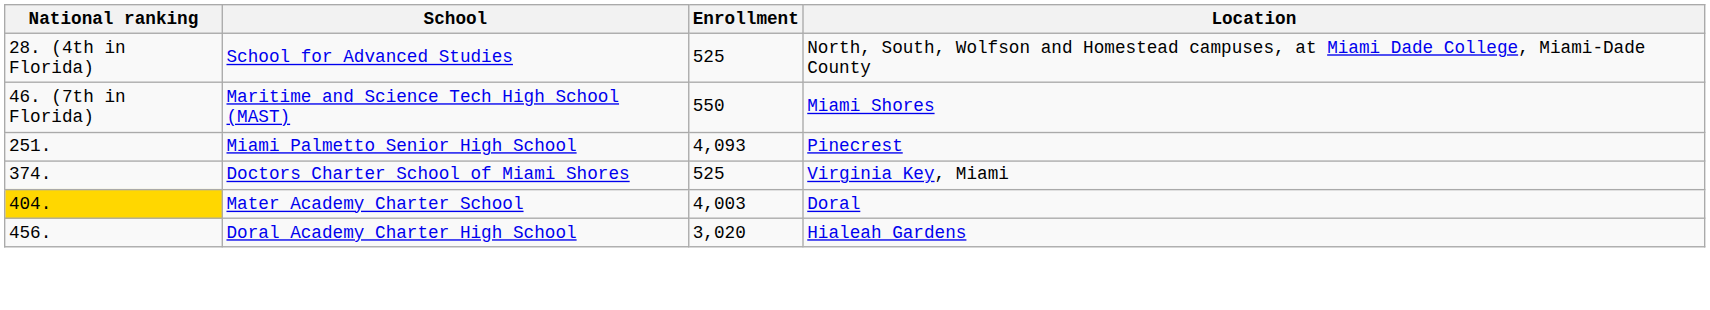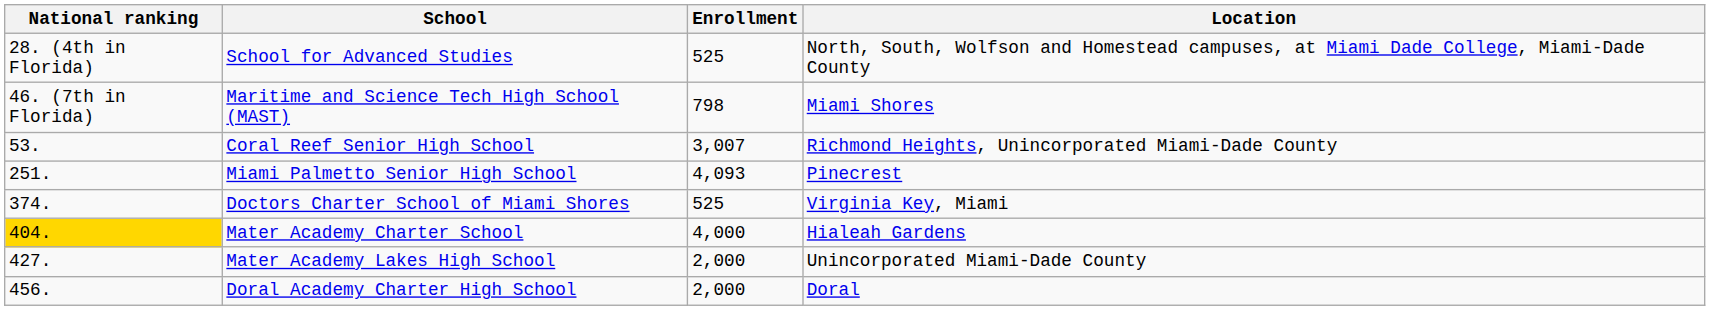(709, 107) 550 -> (708, 107) 798
+ row: (380, 146)
(719, 204) 4,003 -> (719, 233) 4,000
(834, 204) Doral -> (886, 233) Hialeah Gardens
+ row: (391, 262)
(719, 233) 3,020 -> (719, 290) 2,000
(887, 233) Hialeah Gardens -> (833, 290) Doral
